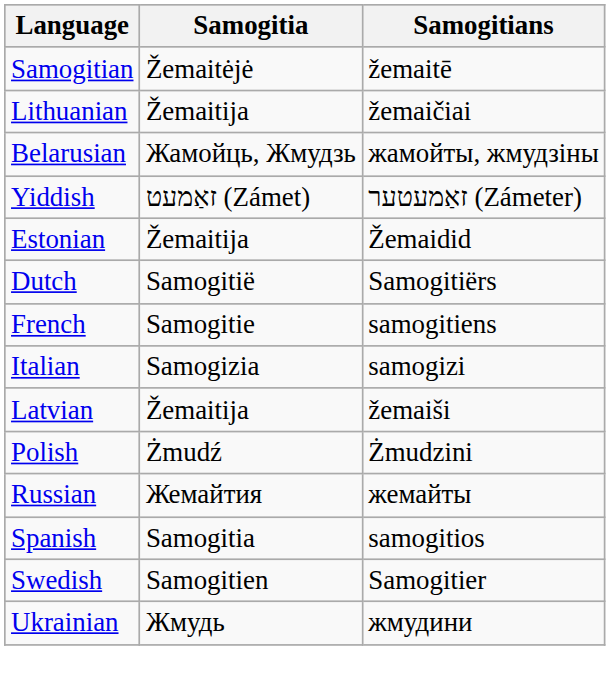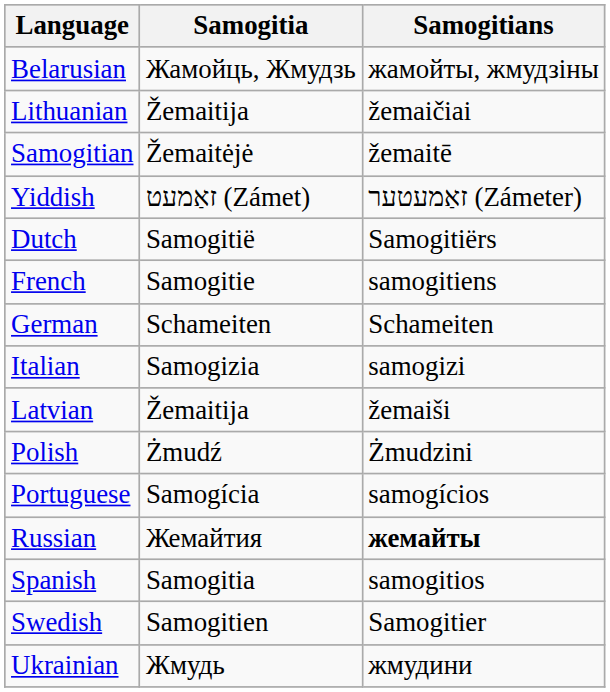rows swapped: (72, 68) <-> (69, 153)
- row: (58, 238)
+ row: (54, 324)
+ row: (71, 494)
(420, 494) normal -> (424, 537) bold
